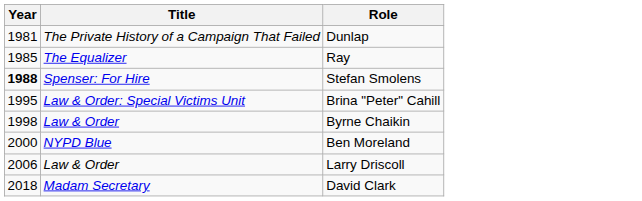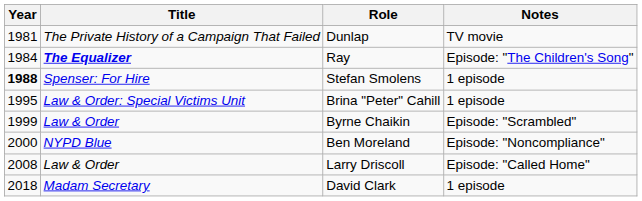+ column: (540, 15)
(22, 57) 1985 -> (22, 57) 1984
(85, 57) normal -> (87, 57) bold
(22, 121) 1998 -> (22, 121) 1999
(22, 164) 2006 -> (22, 164) 2008
